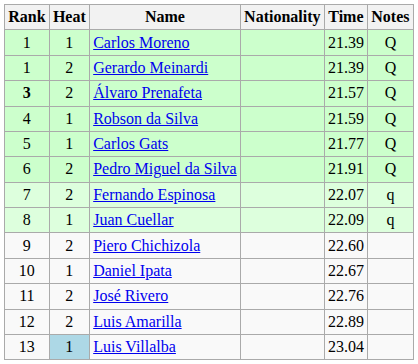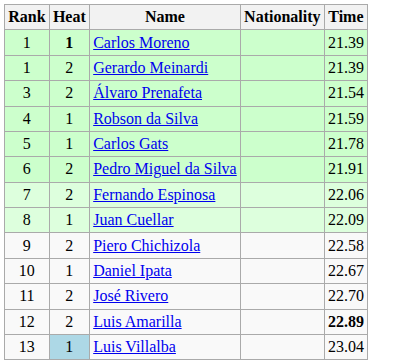- column: (390, 17)
(69, 42) normal -> (69, 42) bold
(27, 93) bold -> (27, 93) normal
(346, 93) 21.57 -> (346, 93) 21.54
(346, 144) 21.77 -> (346, 144) 21.78
(346, 194) 22.07 -> (346, 194) 22.06
(346, 245) 22.60 -> (346, 245) 22.58
(346, 296) 22.76 -> (346, 296) 22.70
(346, 321) normal -> (346, 321) bold
